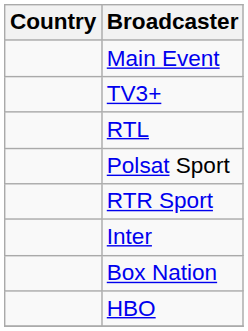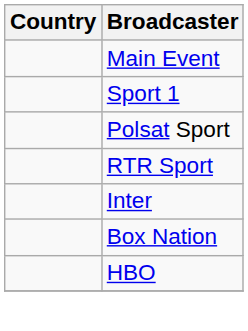- row: (134, 93)
- row: (128, 129)
+ row: (143, 93)
